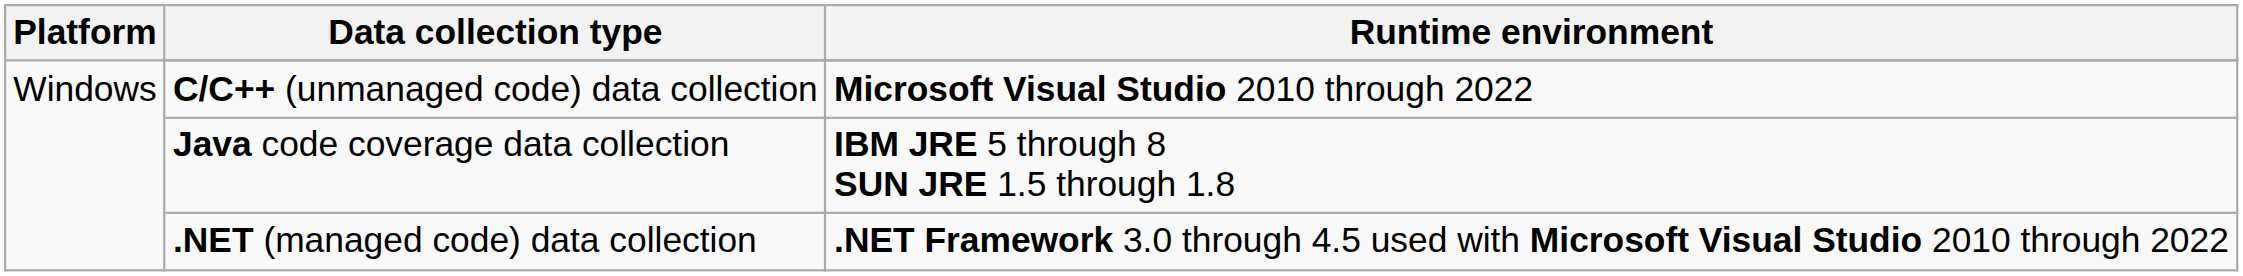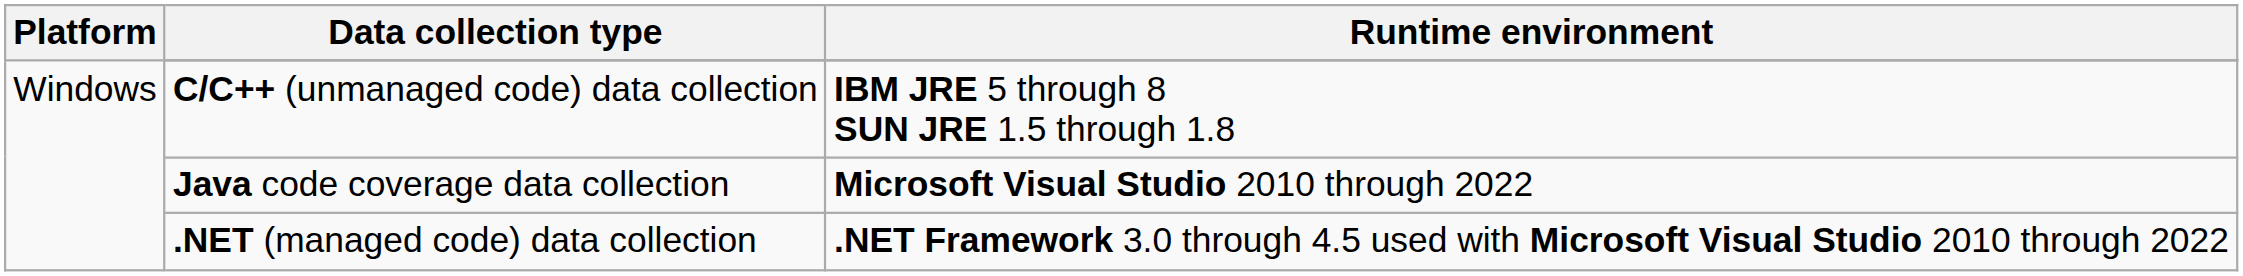(1184, 88) Microsoft Visual Studio 2010 through 2022 -> (1035, 108) IBM JRE 5 through 8 SUN JRE 1.5 through 1.8
(1035, 164) IBM JRE 5 through 8 SUN JRE 1.5 through 1.8 -> (1184, 184) Microsoft Visual Studio 2010 through 2022
